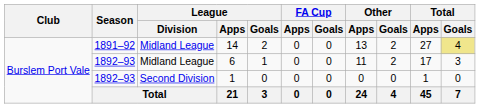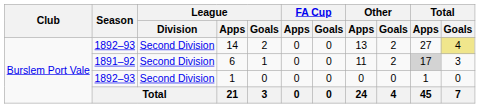(115, 45) 1891–92 -> (115, 45) 1892–93
(177, 45) Midland League -> (177, 45) Second Division
(115, 62) 1892–93 -> (115, 62) 1891–92
(177, 62) Midland League -> (177, 62) Second Division
(426, 62) no background -> (426, 62) lightgrey background
